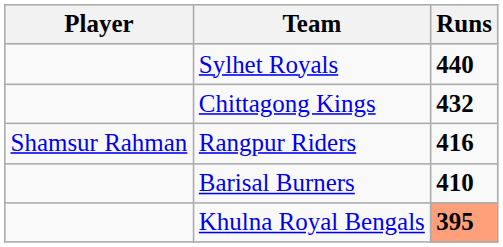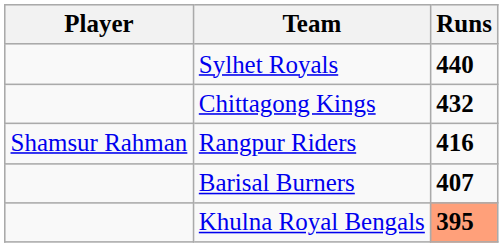(455, 182) 410 -> (455, 182) 407
